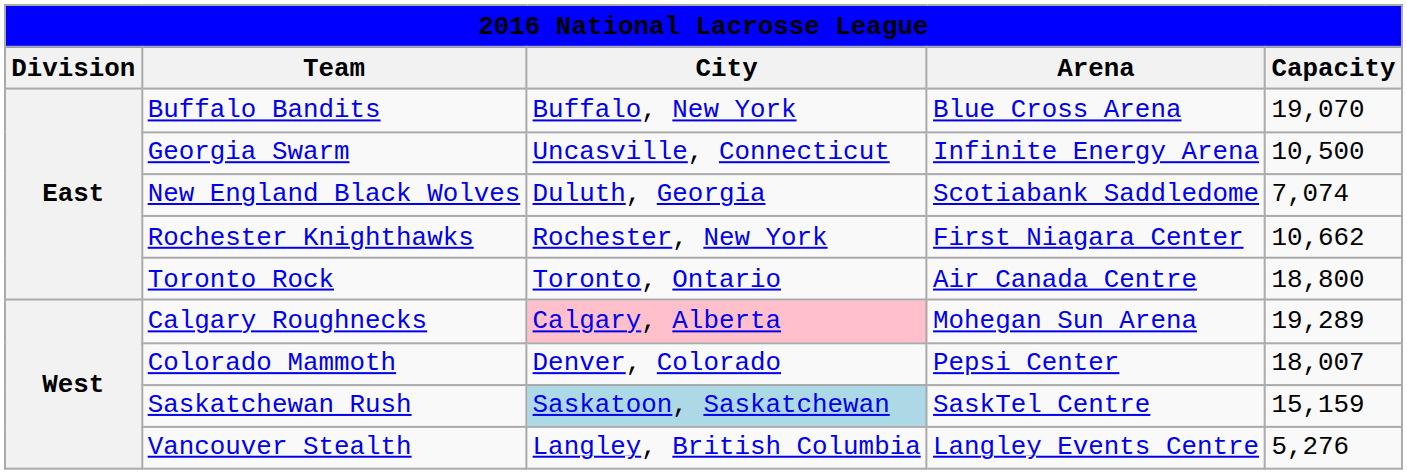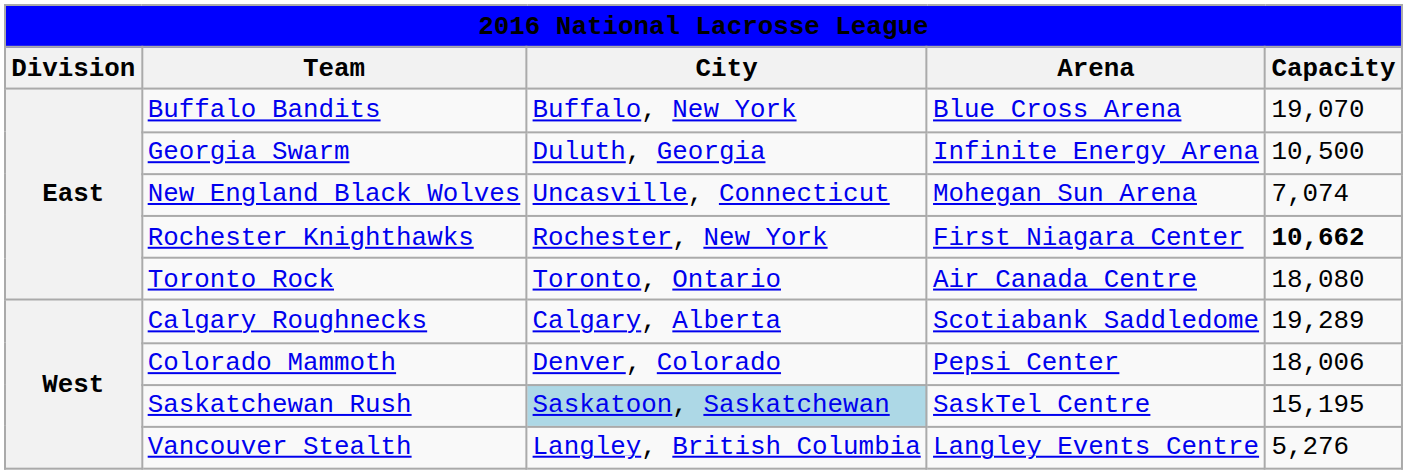(711, 153) Uncasville, Connecticut -> (649, 153) Duluth, Georgia
(649, 195) Duluth, Georgia -> (711, 195) Uncasville, Connecticut
(1096, 195) Scotiabank Saddledome -> (1065, 195) Mohegan Sun Arena
(1318, 237) normal -> (1318, 237) bold
(1318, 279) 18,800 -> (1318, 279) 18,080
(657, 321) pink background -> (657, 321) no background
(1065, 321) Mohegan Sun Arena -> (1096, 321) Scotiabank Saddledome
(1318, 363) 18,007 -> (1318, 363) 18,006
(1318, 406) 15,159 -> (1318, 406) 15,195
